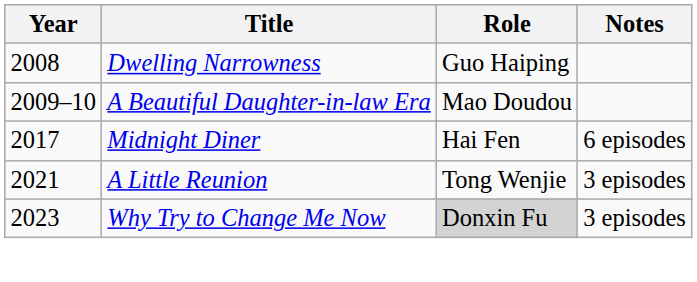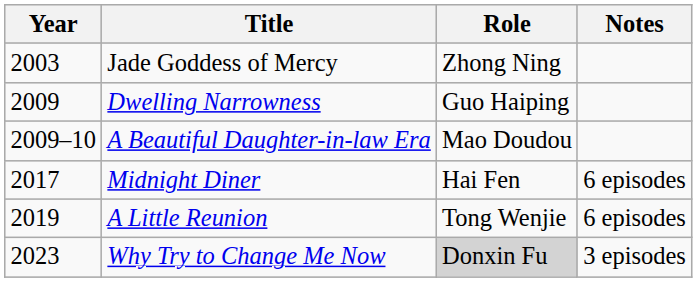+ row: (223, 62)
(35, 62) 2008 -> (35, 101) 2009
(35, 179) 2021 -> (35, 218) 2019
(635, 179) 3 episodes -> (635, 218) 6 episodes
